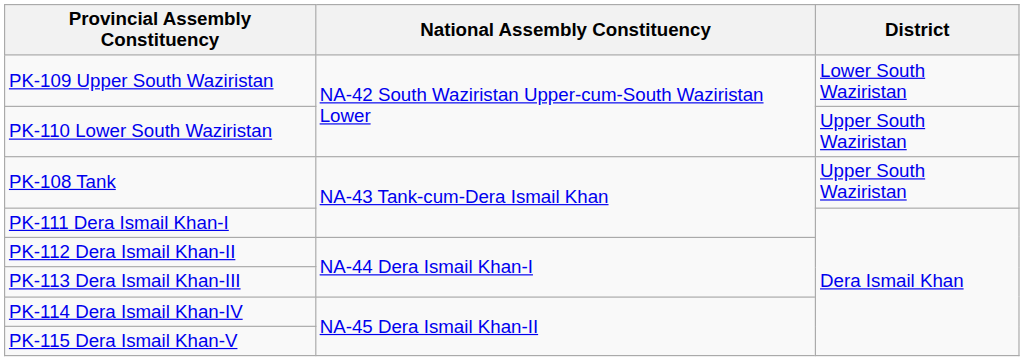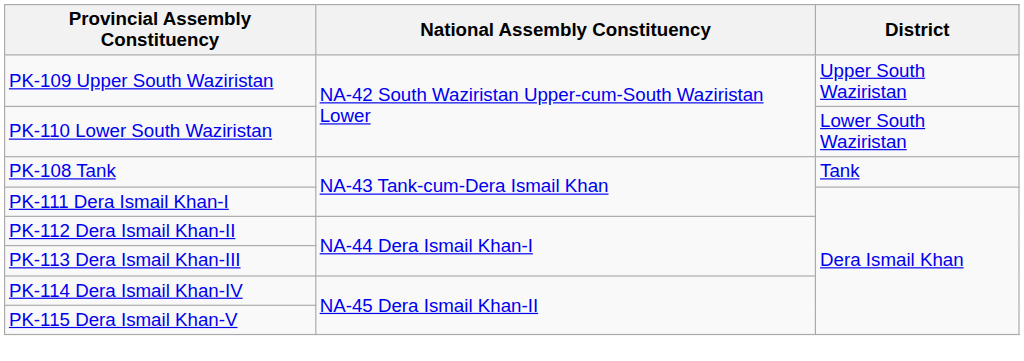(873, 80) Lower South Waziristan -> (873, 80) Upper South Waziristan
(873, 131) Upper South Waziristan -> (873, 131) Lower South Waziristan
(873, 182) Upper South Waziristan -> (840, 171) Tank
